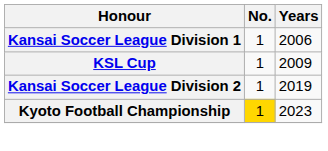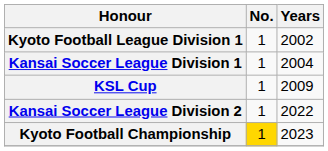+ row: (125, 39)
(295, 39) 2006 -> (297, 63) 2004
(295, 87) 2019 -> (297, 110) 2022
